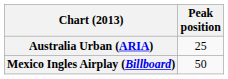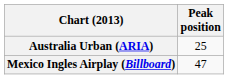(201, 64) 50 -> (201, 64) 47
